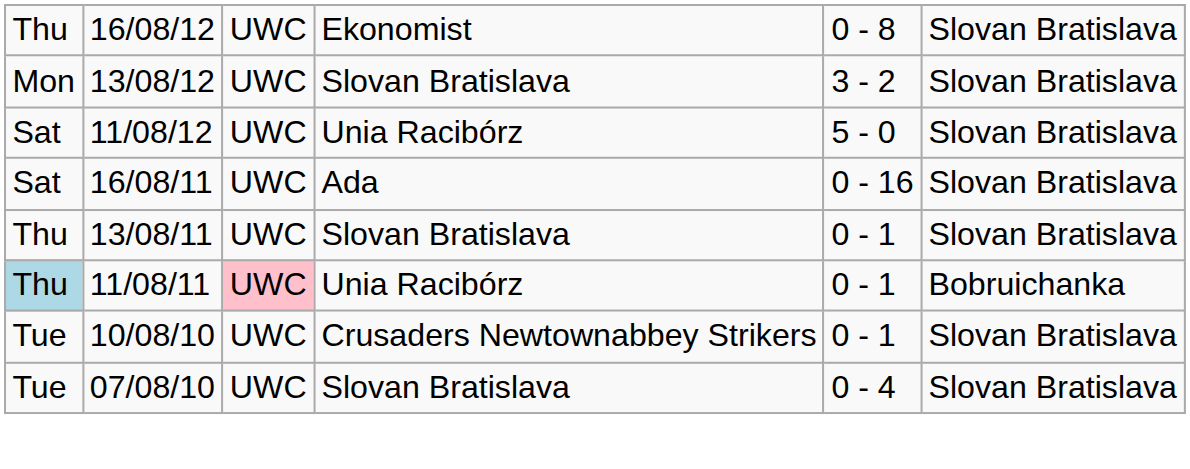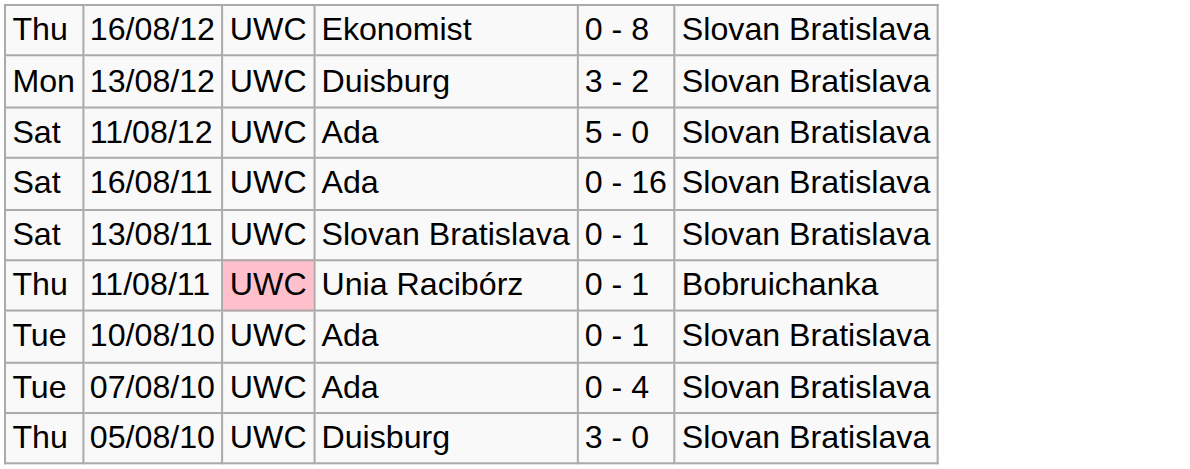(446, 81) Slovan Bratislava -> (386, 81) Duisburg
(422, 132) Unia Racibórz -> (350, 132) Ada
(40, 234) Thu -> (37, 234) Sat
(40, 285) lightblue background -> (40, 285) no background
(569, 336) Crusaders Newtownabbey Strikers -> (350, 336) Ada
(446, 387) Slovan Bratislava -> (350, 387) Ada
+ row: (152, 438)
